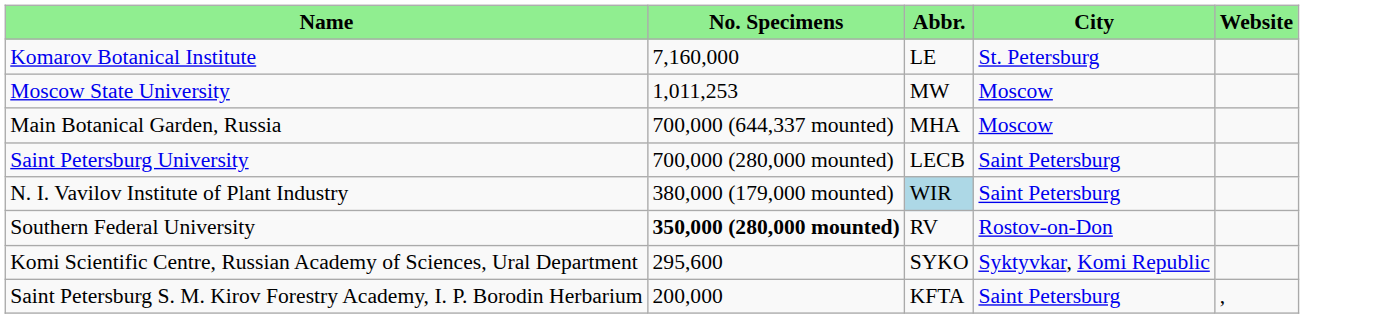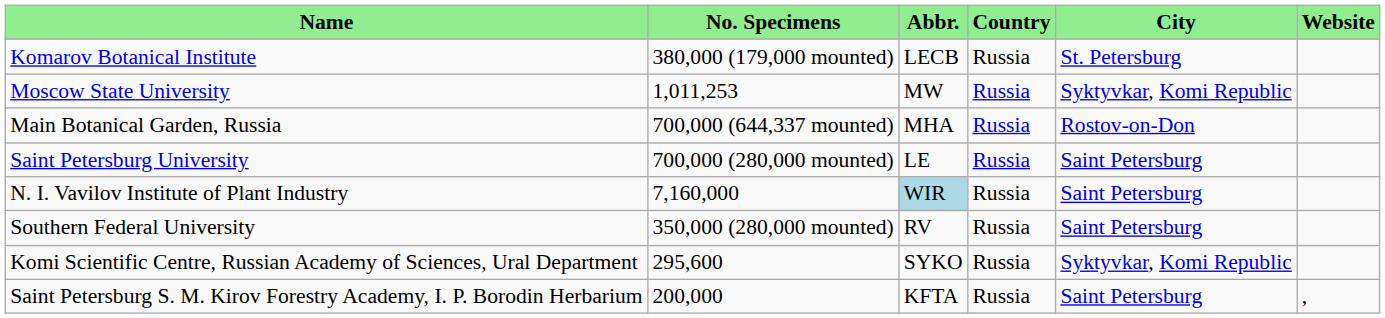+ column: (1011, 22)
(696, 56) 7,160,000 -> (773, 56) 380,000 (179,000 mounted)
(923, 56) LE -> (931, 56) LECB
(1016, 90) Moscow -> (1176, 90) Syktyvkar, Komi Republic
(1016, 124) Moscow -> (1128, 124) Rostov-on-Don
(937, 159) LECB -> (917, 159) LE
(773, 193) 380,000 (179,000 mounted) -> (696, 193) 7,160,000
(776, 227) bold -> (773, 227) normal
(1046, 227) Rostov-on-Don -> (1131, 227) Saint Petersburg
